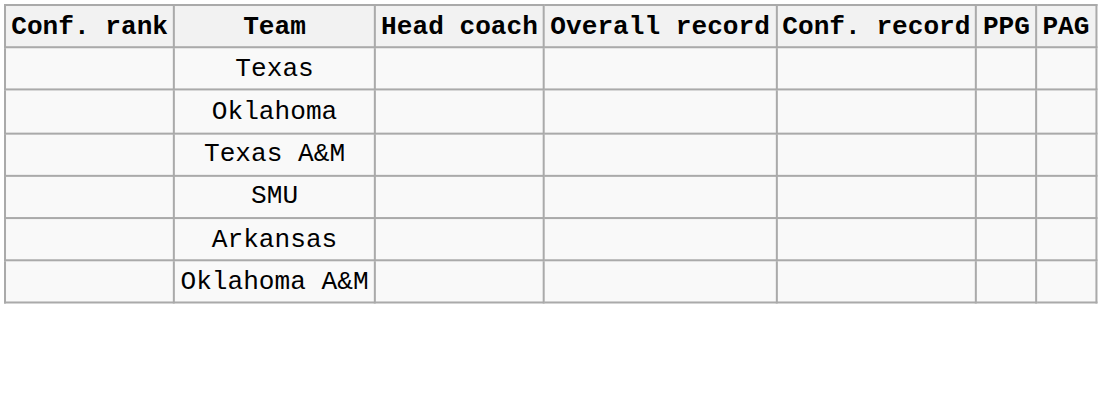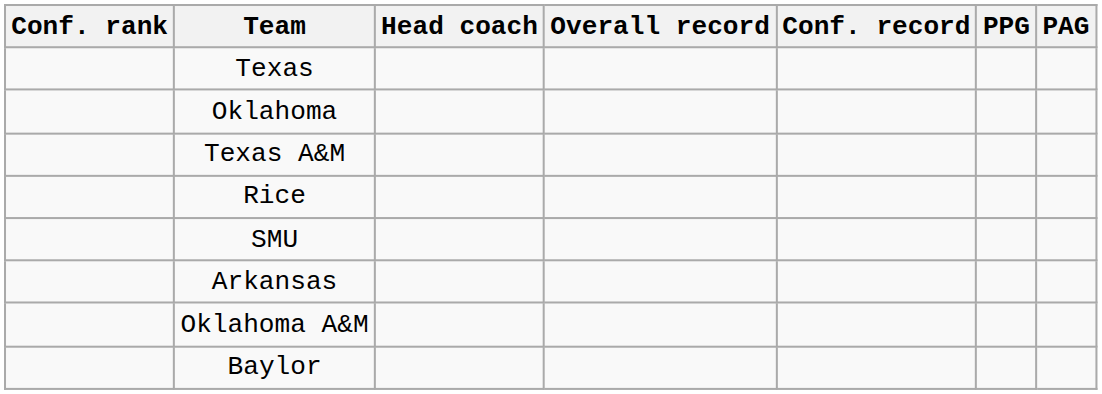+ row: (275, 197)
+ row: (275, 367)
